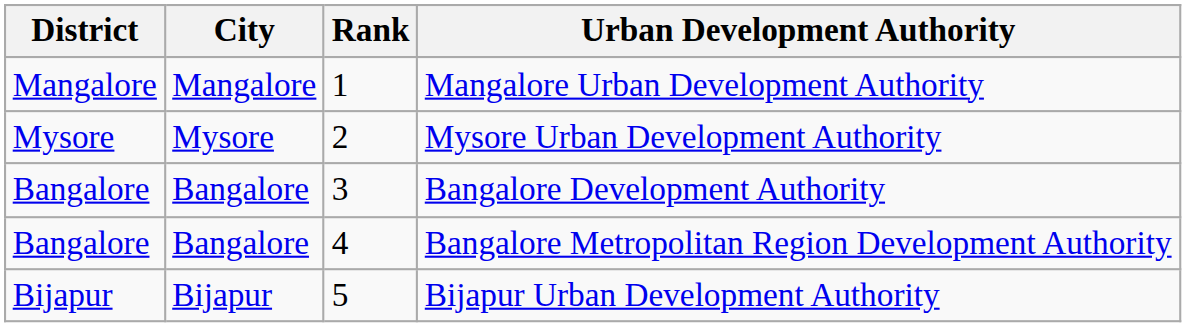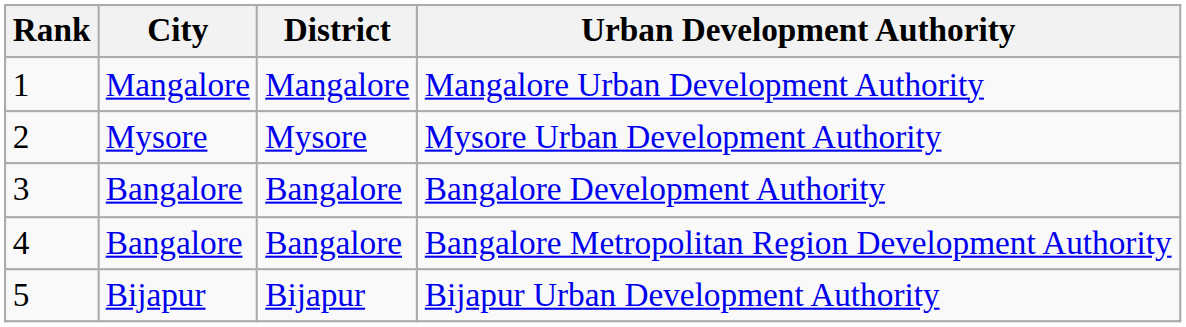columns swapped: (371, 30) <-> (85, 30)
